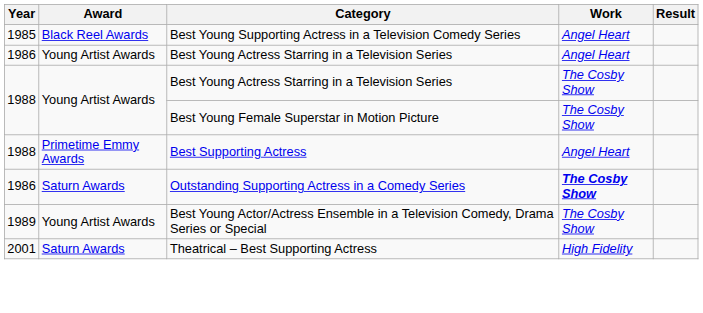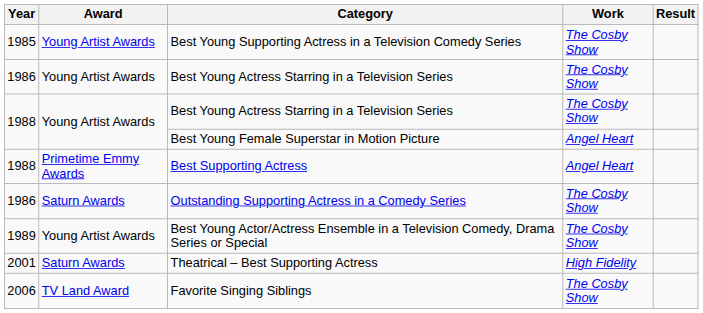(95, 34) Black Reel Awards -> (98, 42) Young Artist Awards
(596, 34) Angel Heart -> (597, 42) The Cosby Show
(596, 55) Angel Heart -> (597, 76) The Cosby Show
(593, 117) The Cosby Show -> (600, 139) Angel Heart
(595, 186) bold -> (597, 201) normal
+ row: (22, 290)
